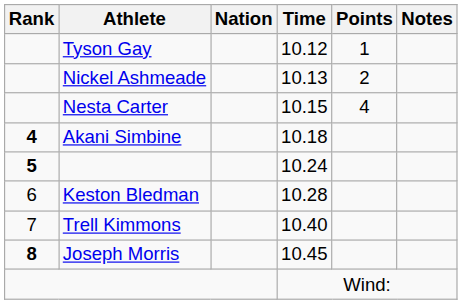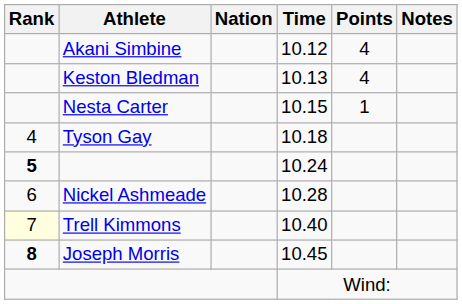(107, 48) Tyson Gay -> (122, 48) Akani Simbine
(364, 48) 1 -> (364, 48) 4
(134, 78) Nickel Ashmeade -> (131, 78) Keston Bledman
(364, 78) 2 -> (364, 78) 4
(364, 107) 4 -> (364, 107) 1
(32, 136) bold -> (32, 136) normal
(122, 136) Akani Simbine -> (107, 136) Tyson Gay
(131, 195) Keston Bledman -> (134, 195) Nickel Ashmeade
(32, 225) no background -> (32, 225) lightyellow background
